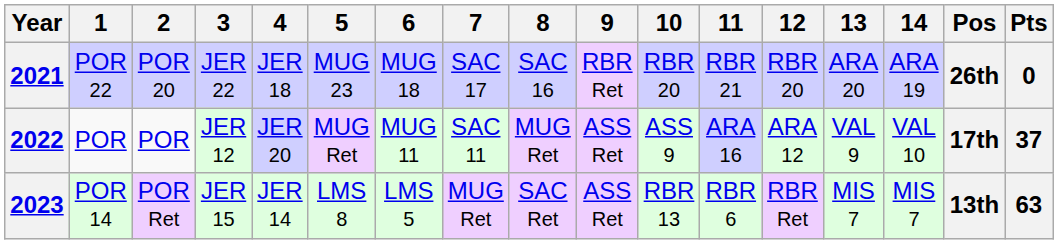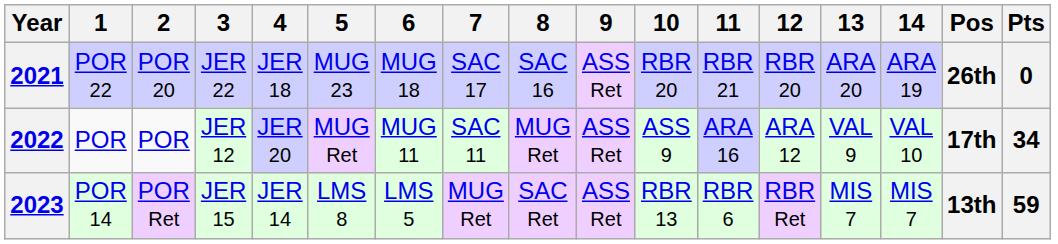(607, 75) RBR Ret -> (606, 75) ASS Ret
(1029, 140) 37 -> (1026, 140) 34
(1029, 205) 63 -> (1026, 205) 59
